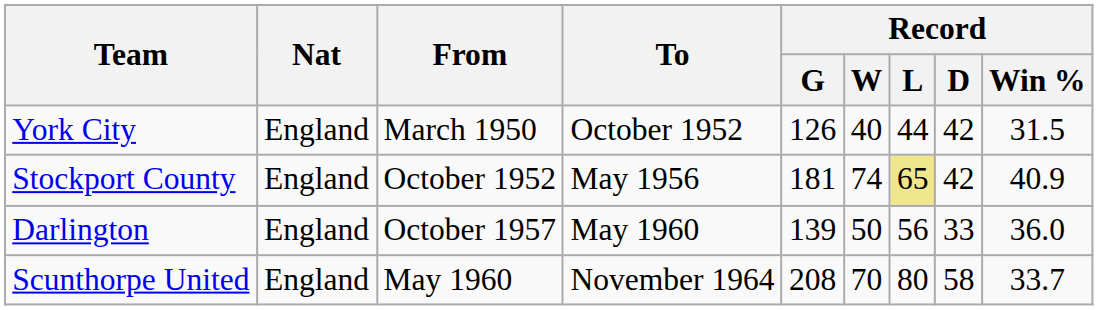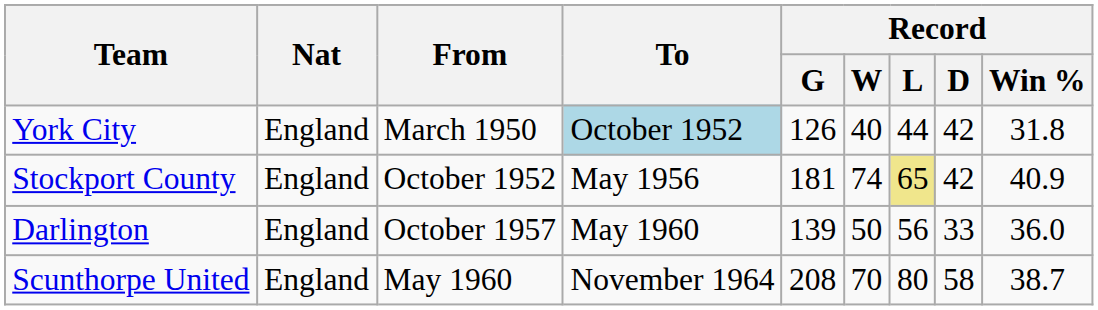(657, 129) no background -> (657, 129) lightblue background
(1037, 129) 31.5 -> (1037, 129) 31.8
(1037, 279) 33.7 -> (1037, 279) 38.7
